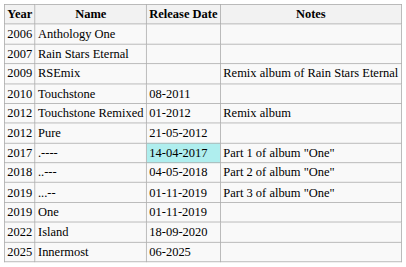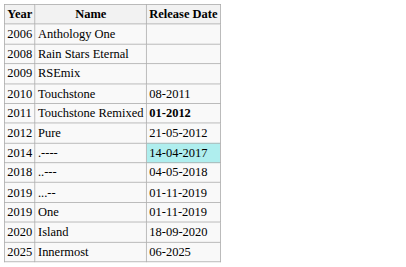- column: (311, 14)
(20, 53) 2007 -> (20, 53) 2008
(20, 113) 2012 -> (20, 113) 2011
(170, 113) normal -> (170, 113) bold
(20, 152) 2017 -> (20, 152) 2014
(20, 232) 2022 -> (20, 232) 2020
